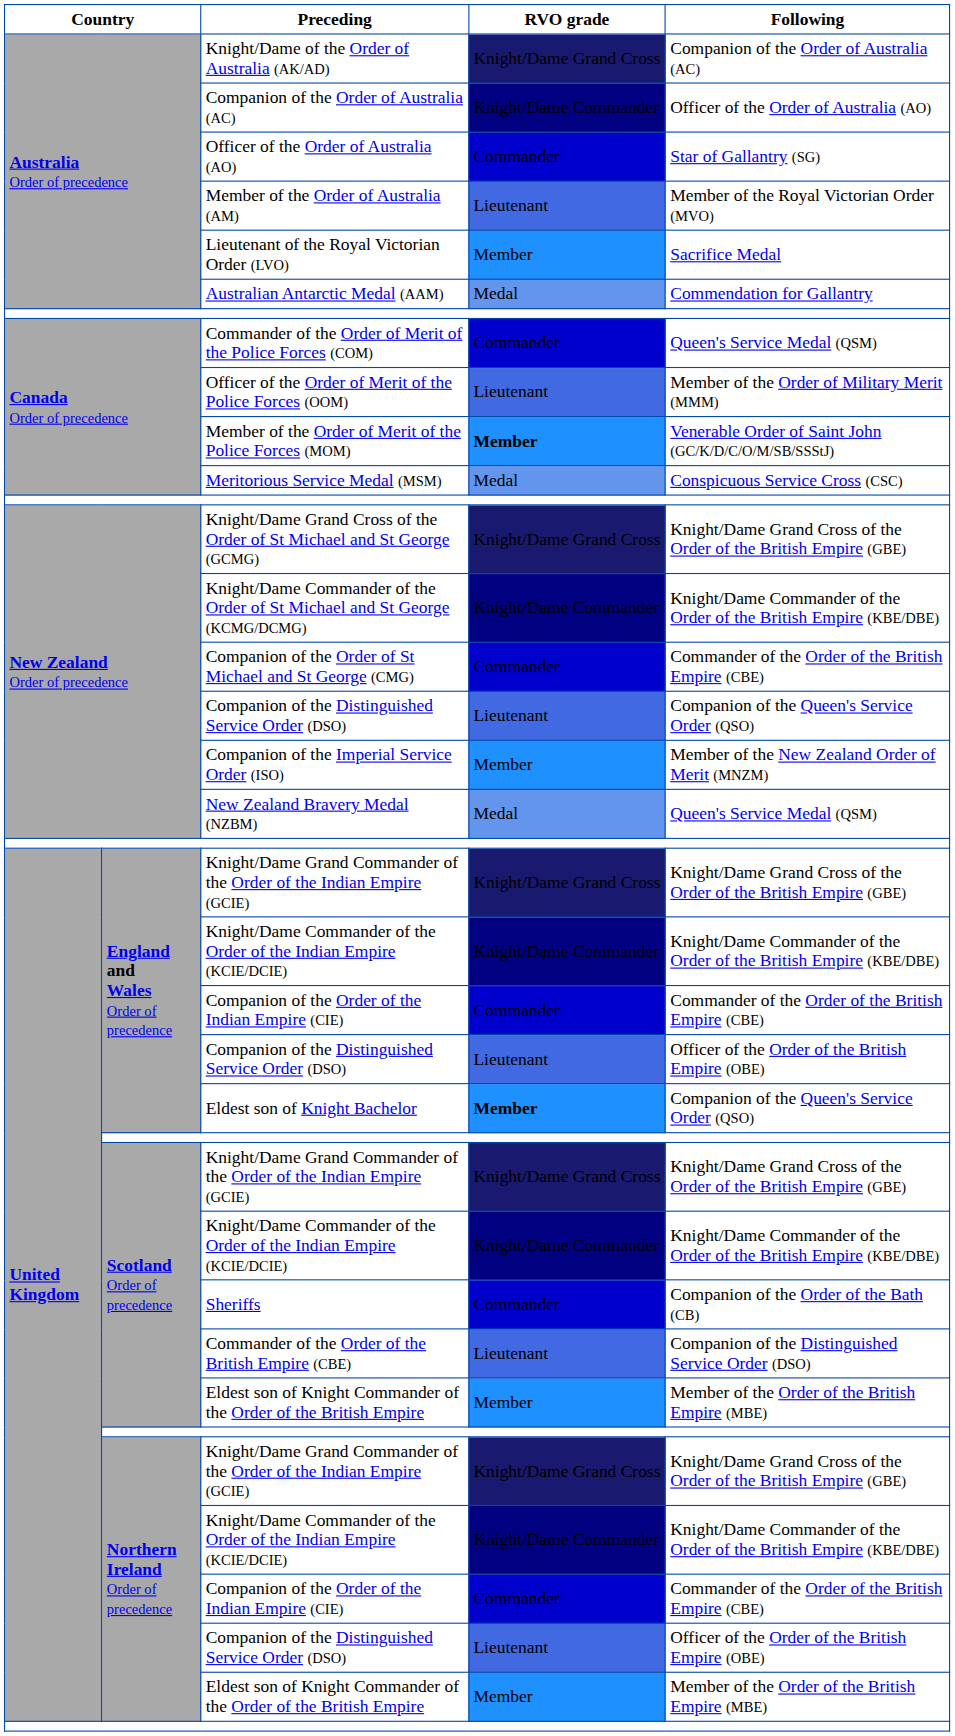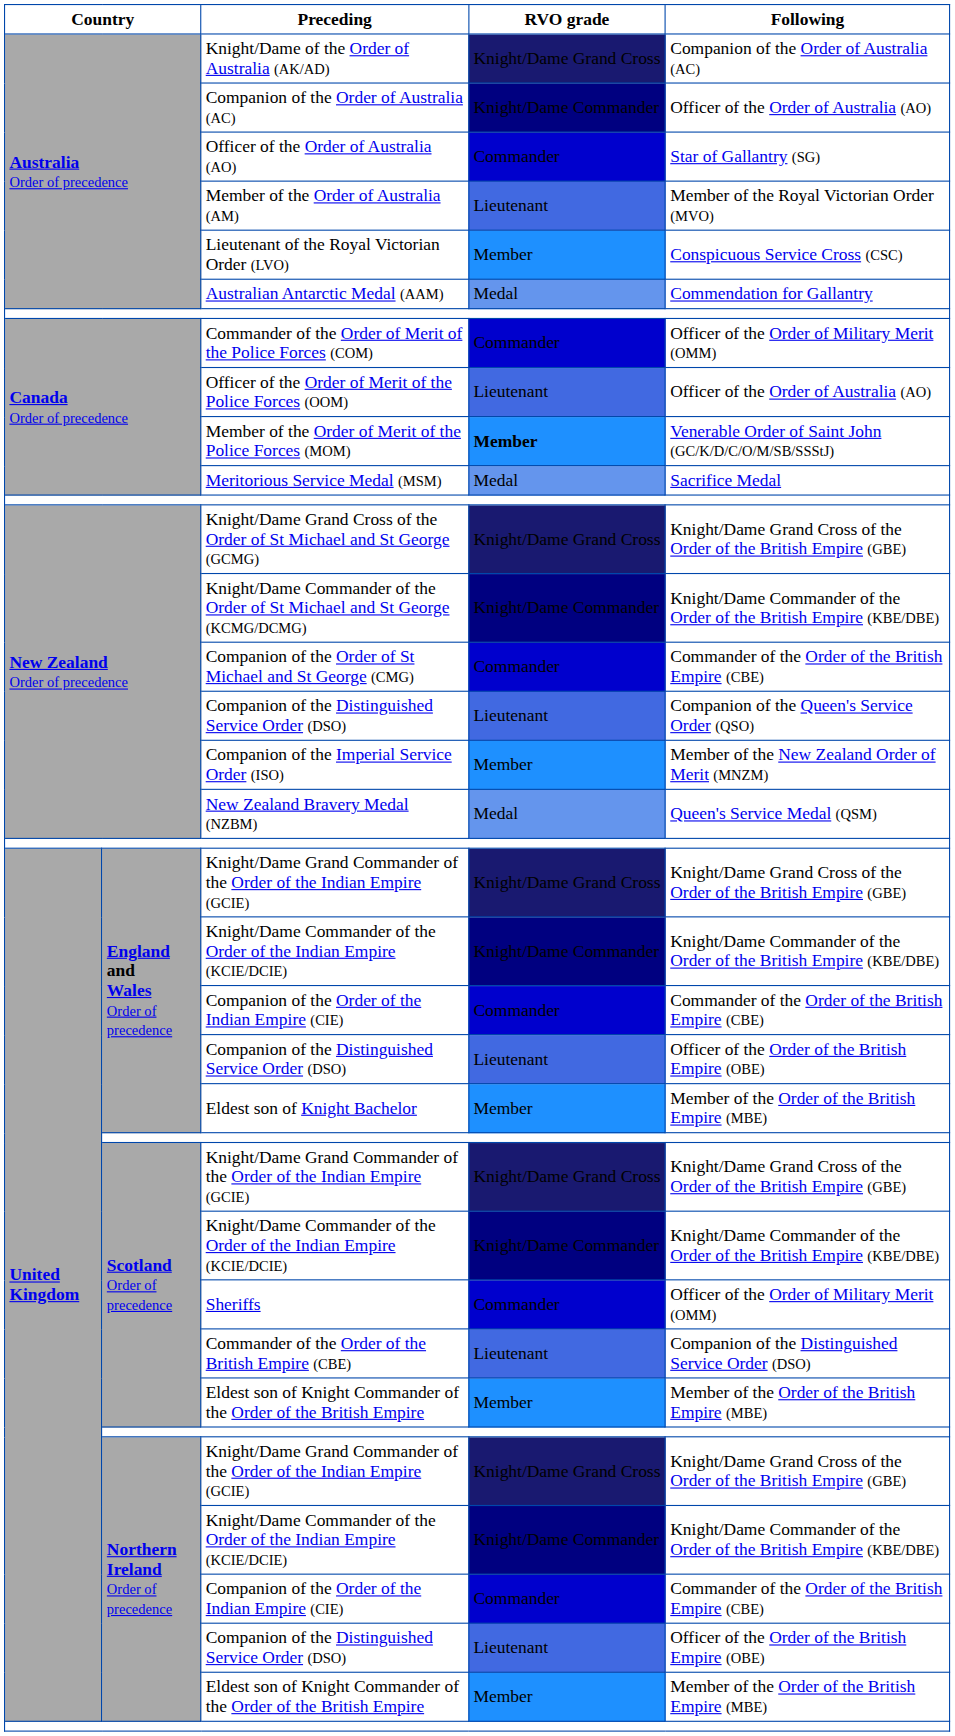(726, 254) Sacrifice Medal -> (786, 254) Conspicuous Service Cross (CSC)
(774, 342) Queen's Service Medal (QSM) -> (802, 342) Officer of the Order of Military Merit (OMM)
(806, 391) Member of the Order of Military Merit (MMM) -> (801, 391) Officer of the Order of Australia (AO)
(786, 480) Conspicuous Service Cross (CSC) -> (726, 480) Sacrifice Medal
(505, 1108) bold -> (503, 1108) normal
(791, 1108) Companion of the Queen's Service Order (QSO) -> (793, 1108) Member of the Order of the British Empire (MBE)
(797, 1304) Companion of the Order of the Bath (CB) -> (802, 1304) Officer of the Order of Military Merit (OMM)
